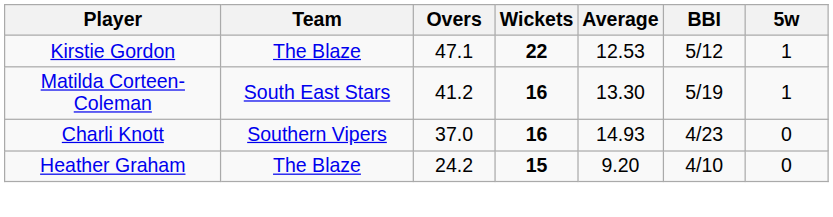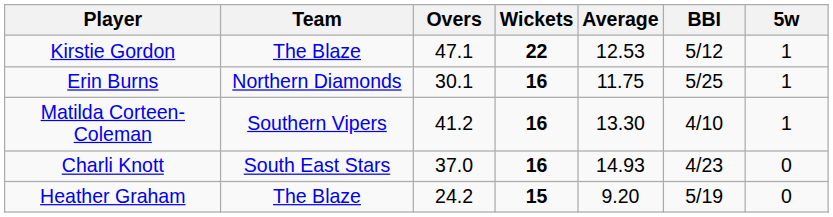+ row: (113, 81)
(317, 92) South East Stars -> (317, 123) Southern Vipers
(704, 92) 5/19 -> (704, 123) 4/10
(317, 134) Southern Vipers -> (317, 165) South East Stars
(704, 165) 4/10 -> (704, 196) 5/19
